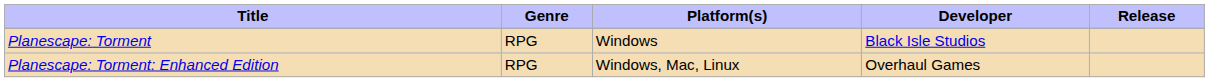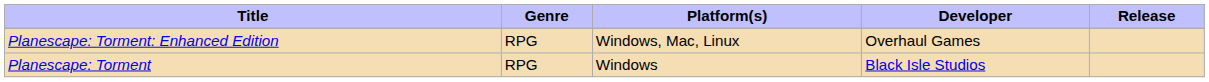rows swapped: (80, 40) <-> (143, 64)
